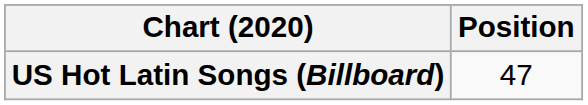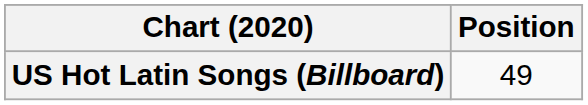(516, 74) 47 -> (516, 74) 49
